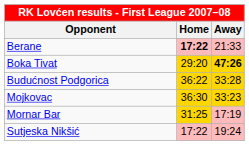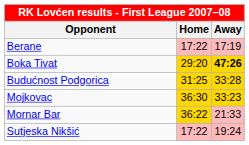(194, 47) bold -> (194, 47) normal
(228, 47) 21:33 -> (228, 47) 17:19
(194, 81) 36:22 -> (194, 81) 31:25
(194, 115) 31:25 -> (194, 115) 36:22
(228, 115) 17:19 -> (228, 115) 21:33
